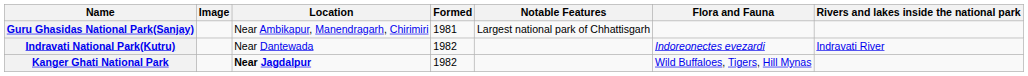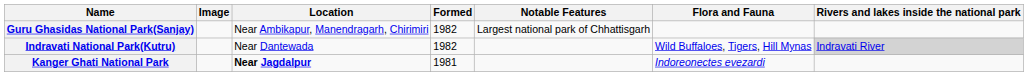(445, 29) 1981 -> (445, 29) 1982
(710, 46) Indoreonectes evezardi -> (733, 46) Wild Buffaloes, Tigers, Hill Mynas
(850, 46) no background -> (850, 46) lightgrey background
(445, 63) 1982 -> (445, 63) 1981
(733, 63) Wild Buffaloes, Tigers, Hill Mynas -> (710, 63) Indoreonectes evezardi
